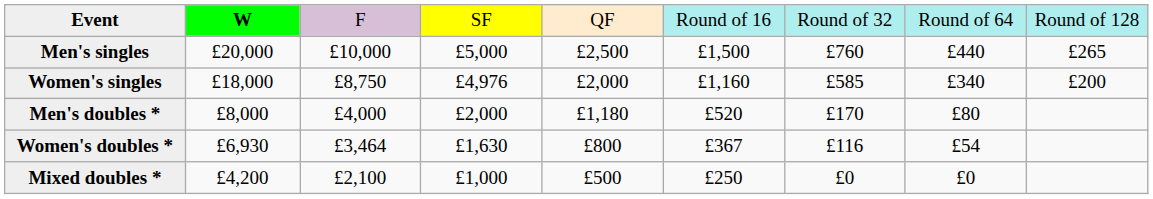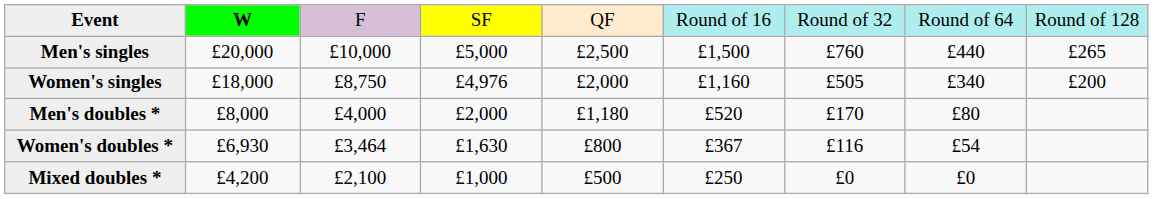(845, 83) £585 -> (845, 83) £505
